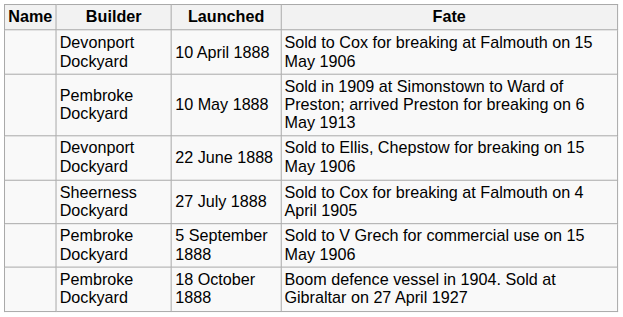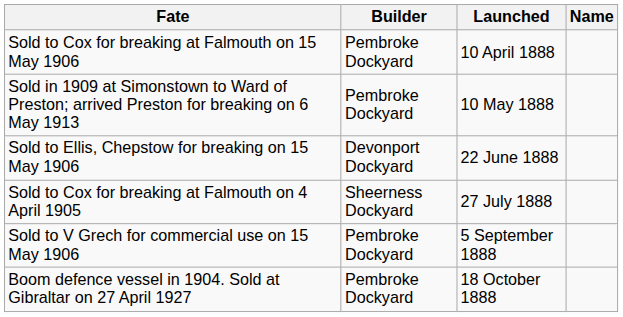columns swapped: (30, 17) <-> (449, 17)
(97, 52) Devonport Dockyard -> (382, 52) Pembroke Dockyard
